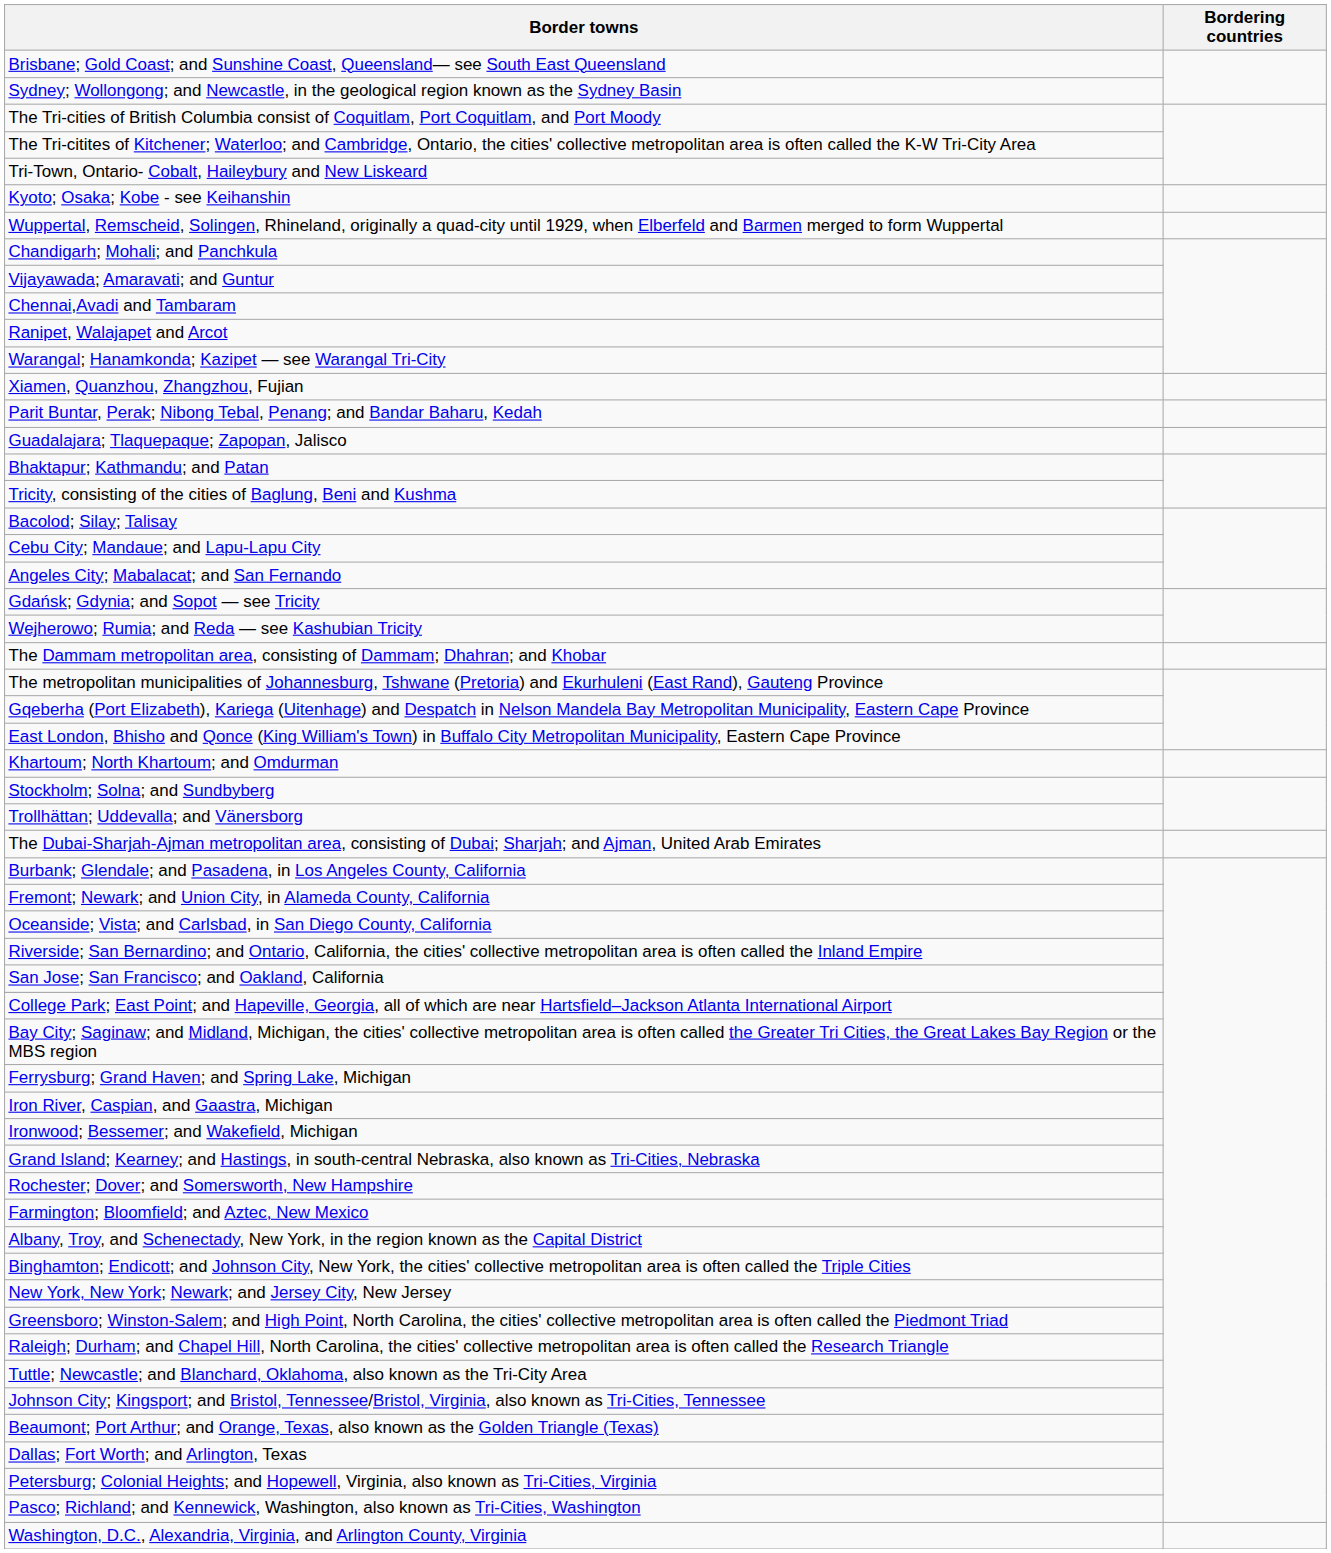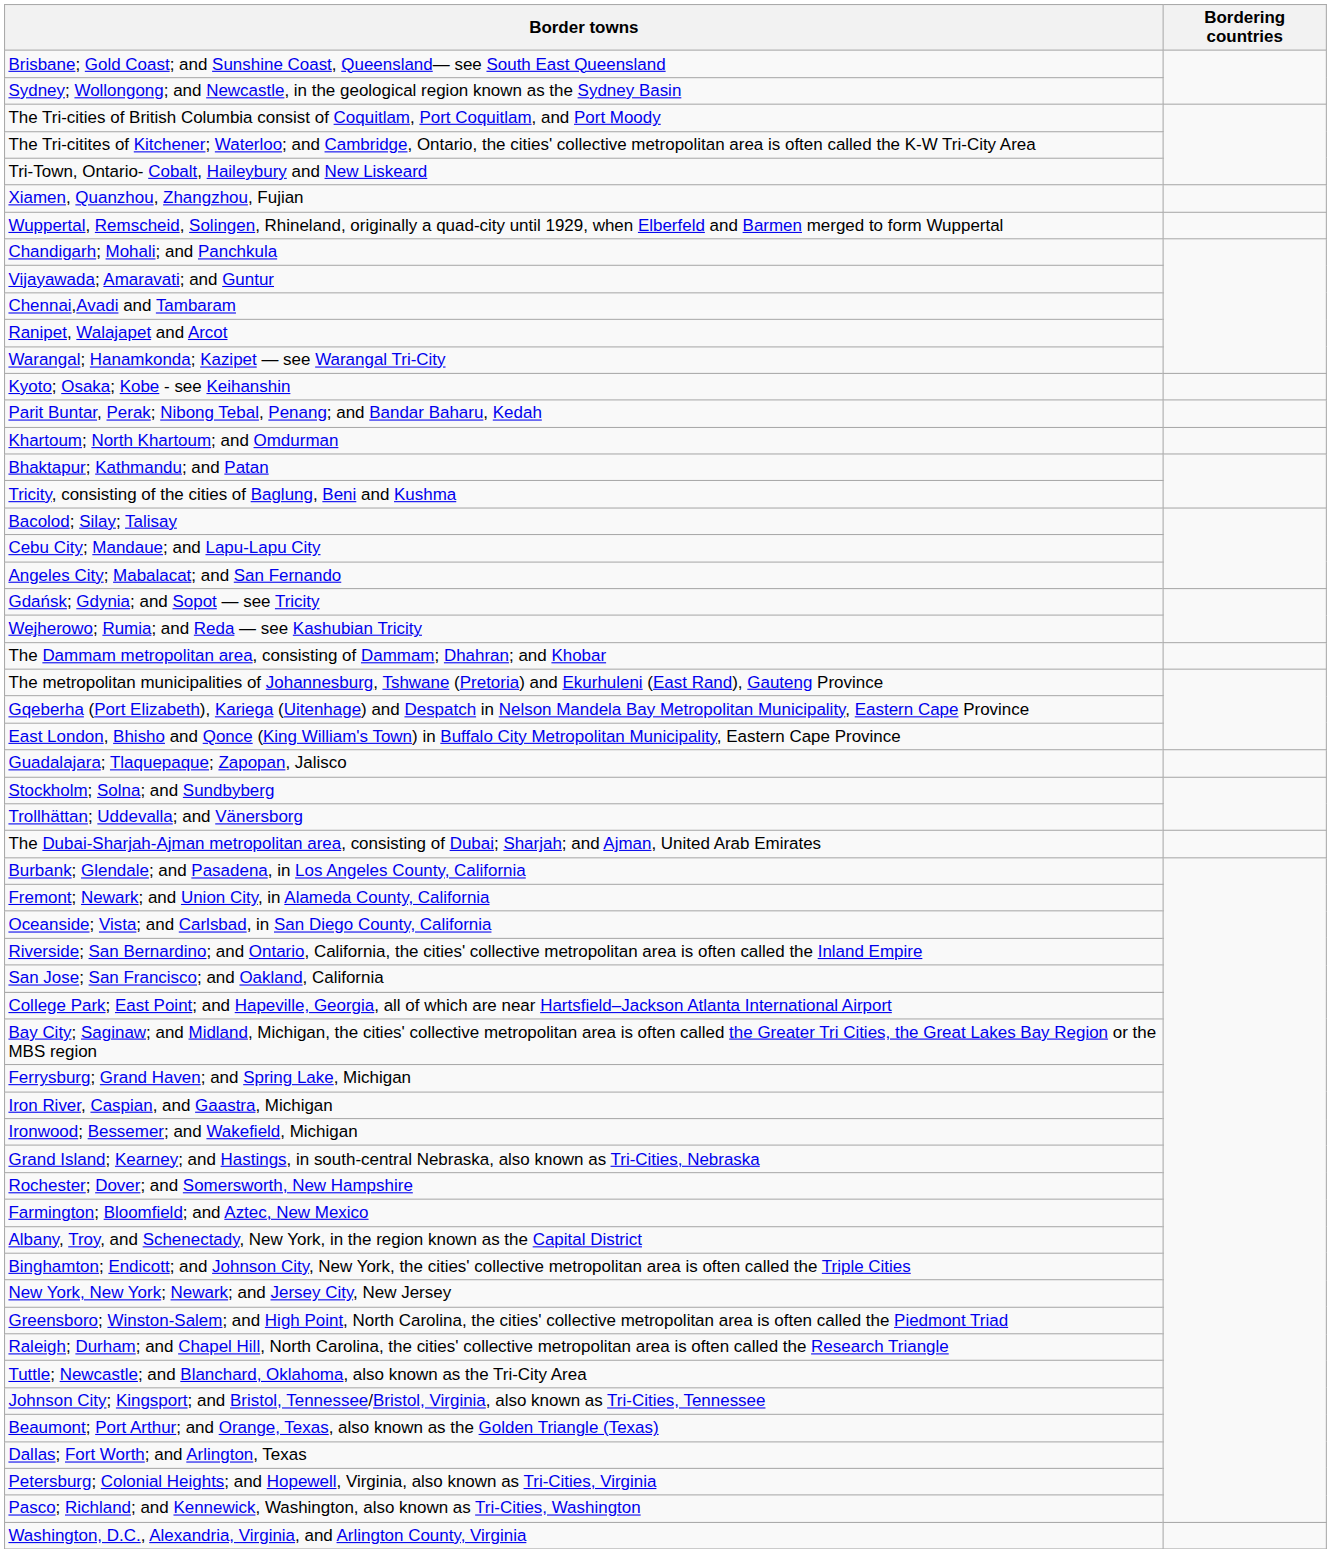rows swapped: (156, 386) <-> (149, 198)
rows swapped: (178, 440) <-> (173, 763)
